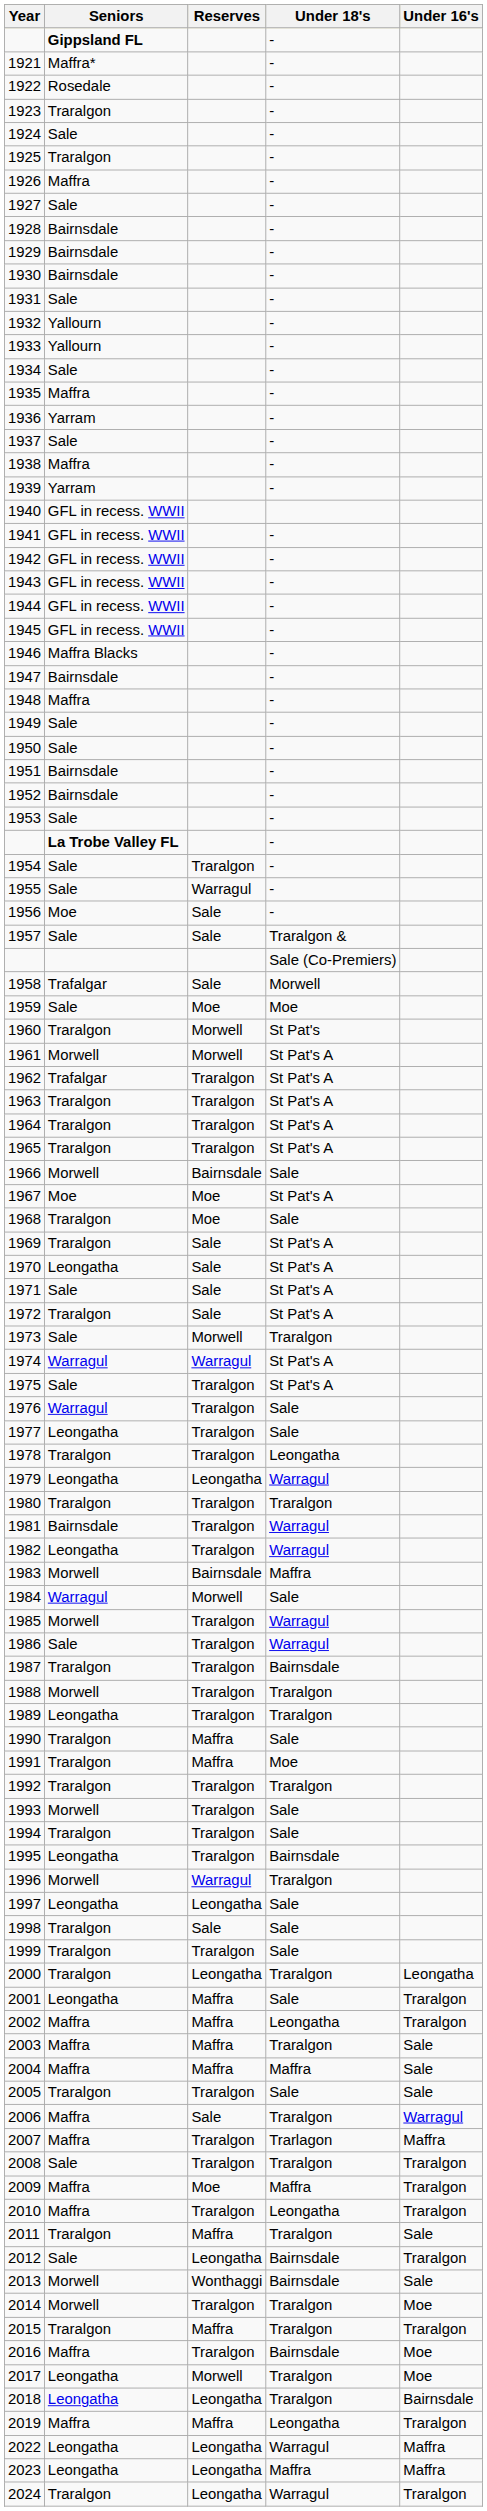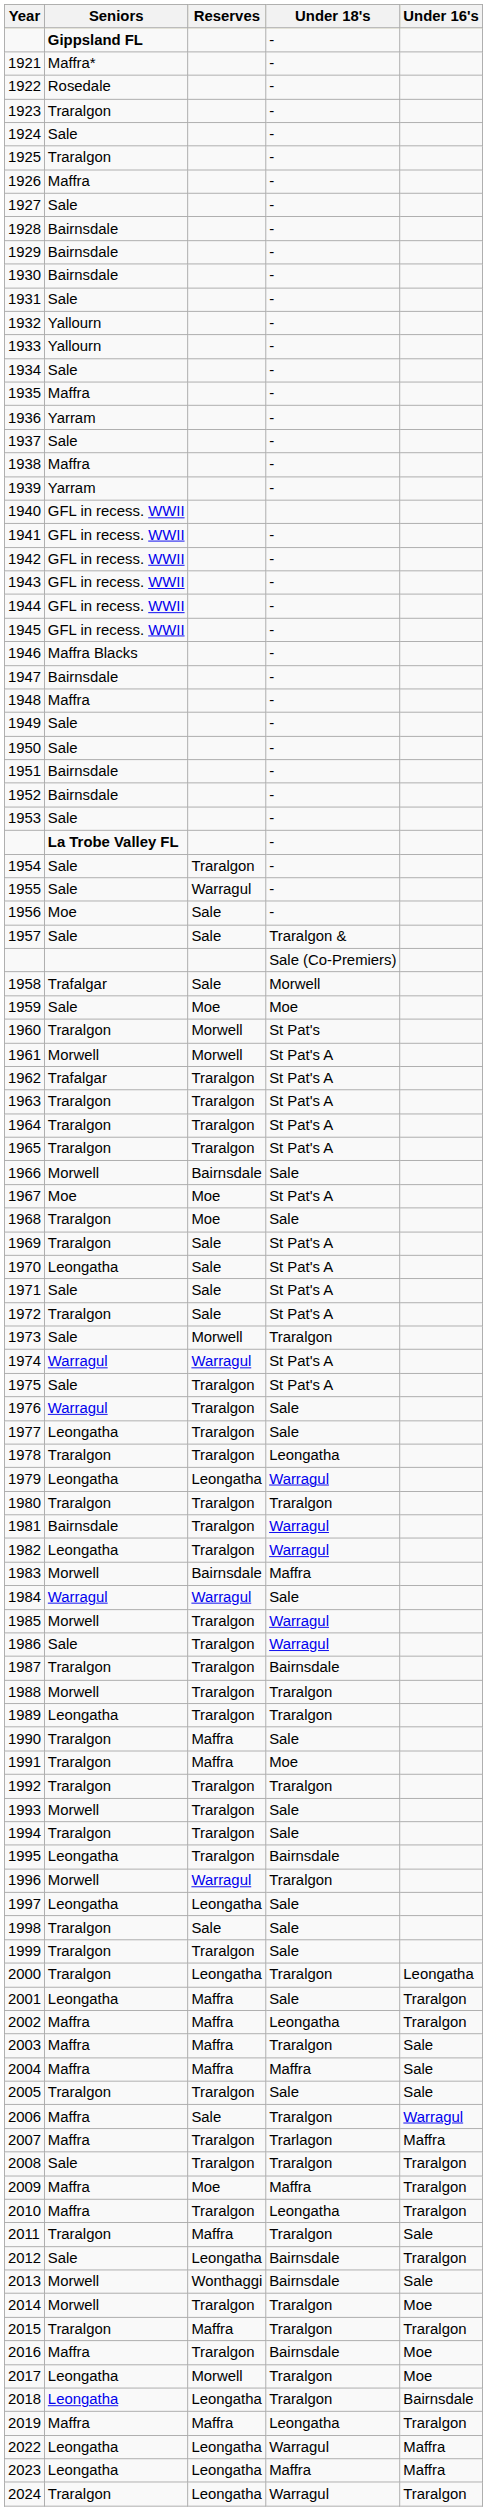(217, 1597) Morwell -> (221, 1597) Warragul
